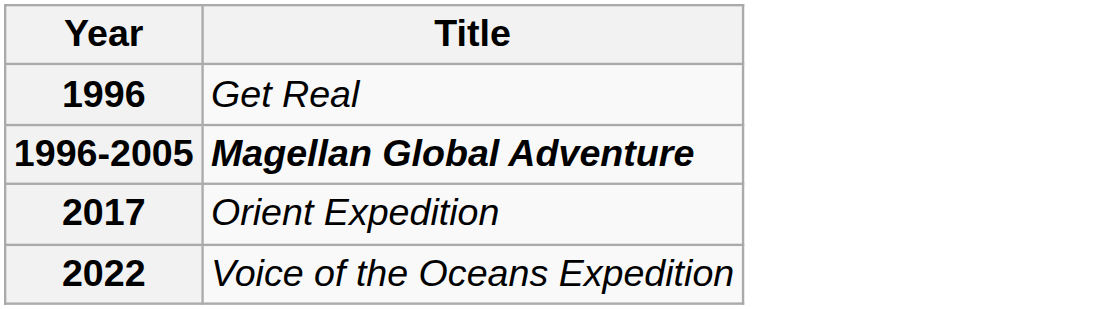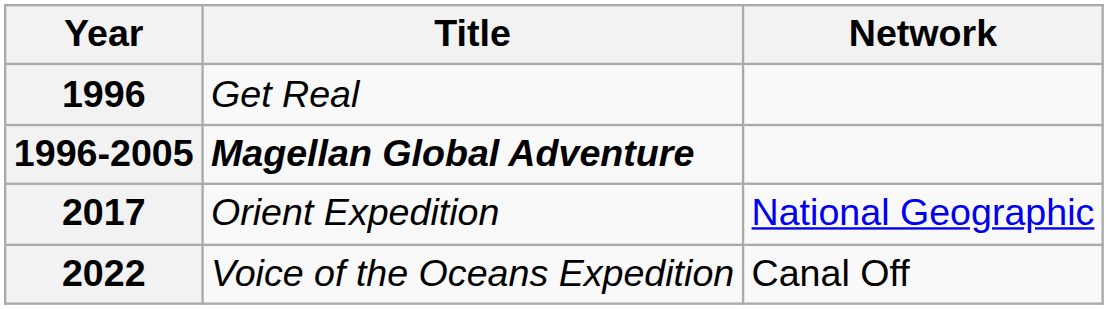+ column: (923, 34)
